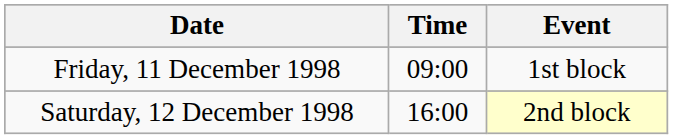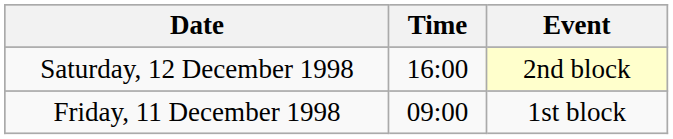rows swapped: (197, 68) <-> (197, 111)
